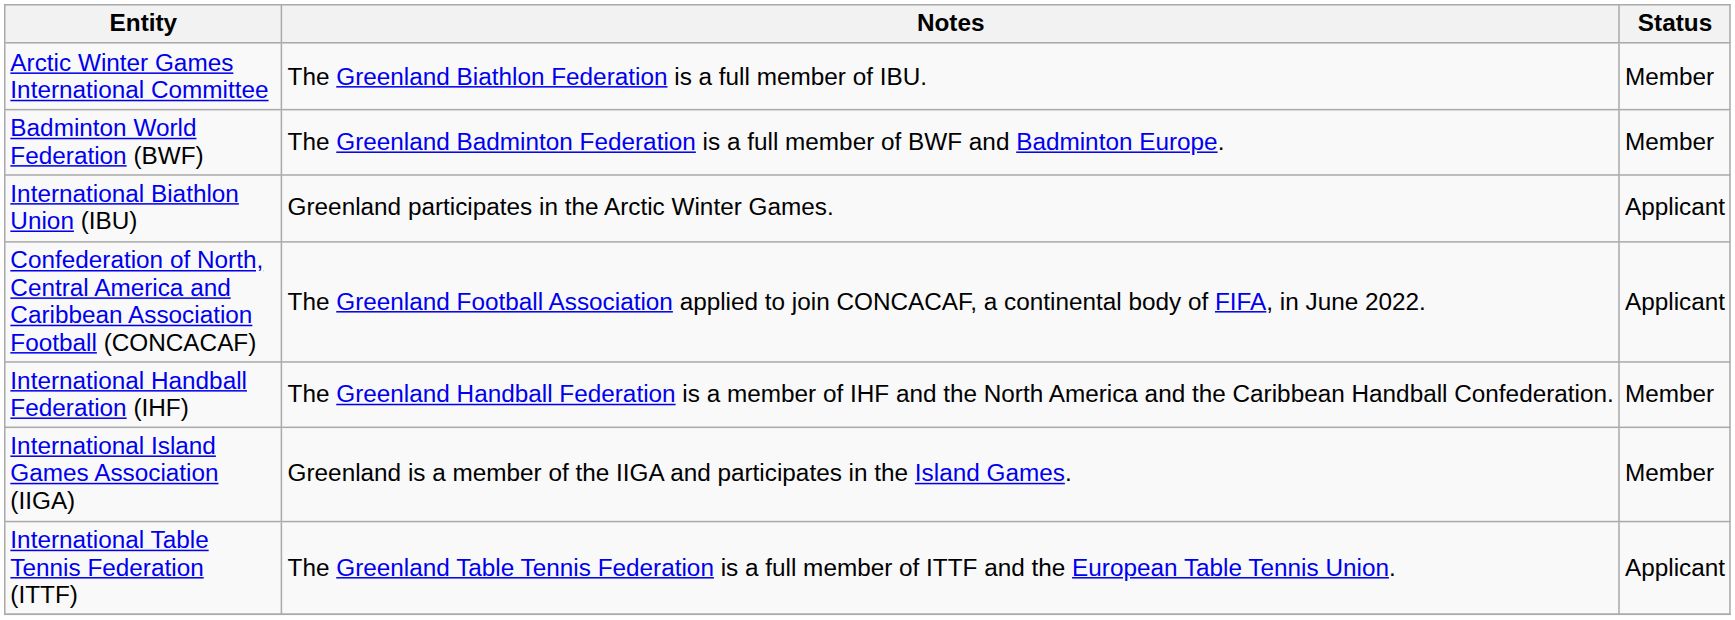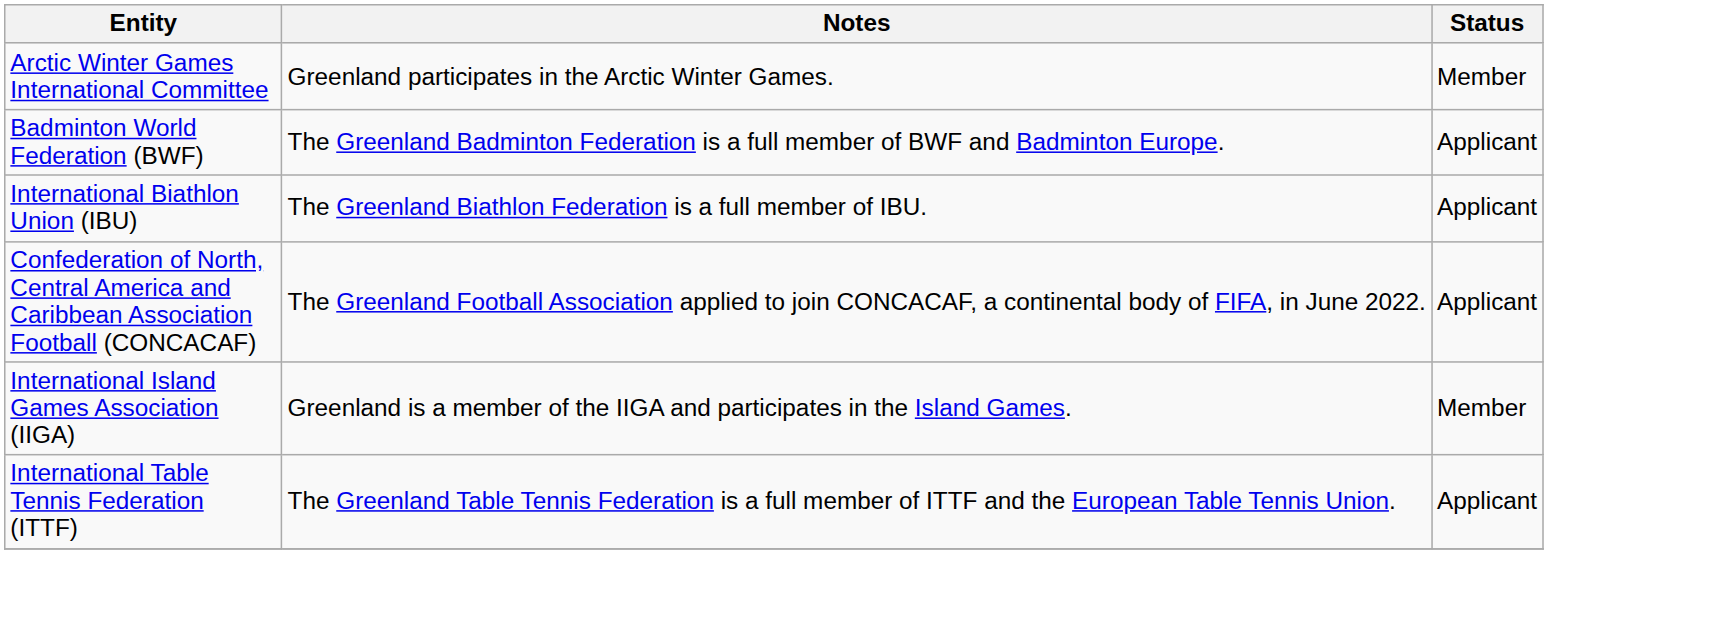(607, 76) The Greenland Biathlon Federation is a full member of IBU. -> (561, 76) Greenland participates in the Arctic Winter Games.
(1670, 141) Member -> (1487, 141) Applicant
(561, 207) Greenland participates in the Arctic Winter Games. -> (607, 207) The Greenland Biathlon Federation is a full member of IBU.
- row: (129, 394)
